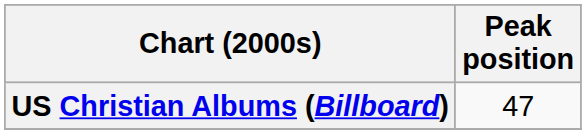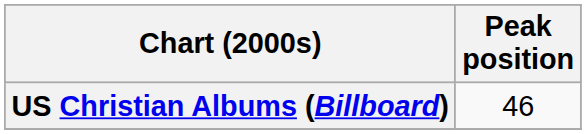(518, 105) 47 -> (518, 105) 46
